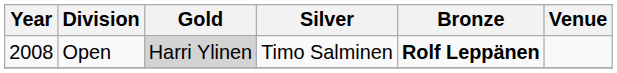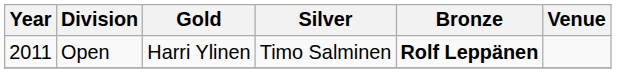(31, 51) 2008 -> (31, 51) 2011
(200, 51) lightgrey background -> (199, 51) no background
